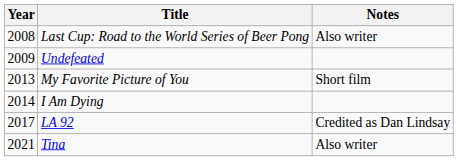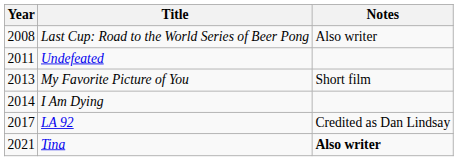(21, 58) 2009 -> (21, 58) 2011
(346, 144) normal -> (348, 144) bold
